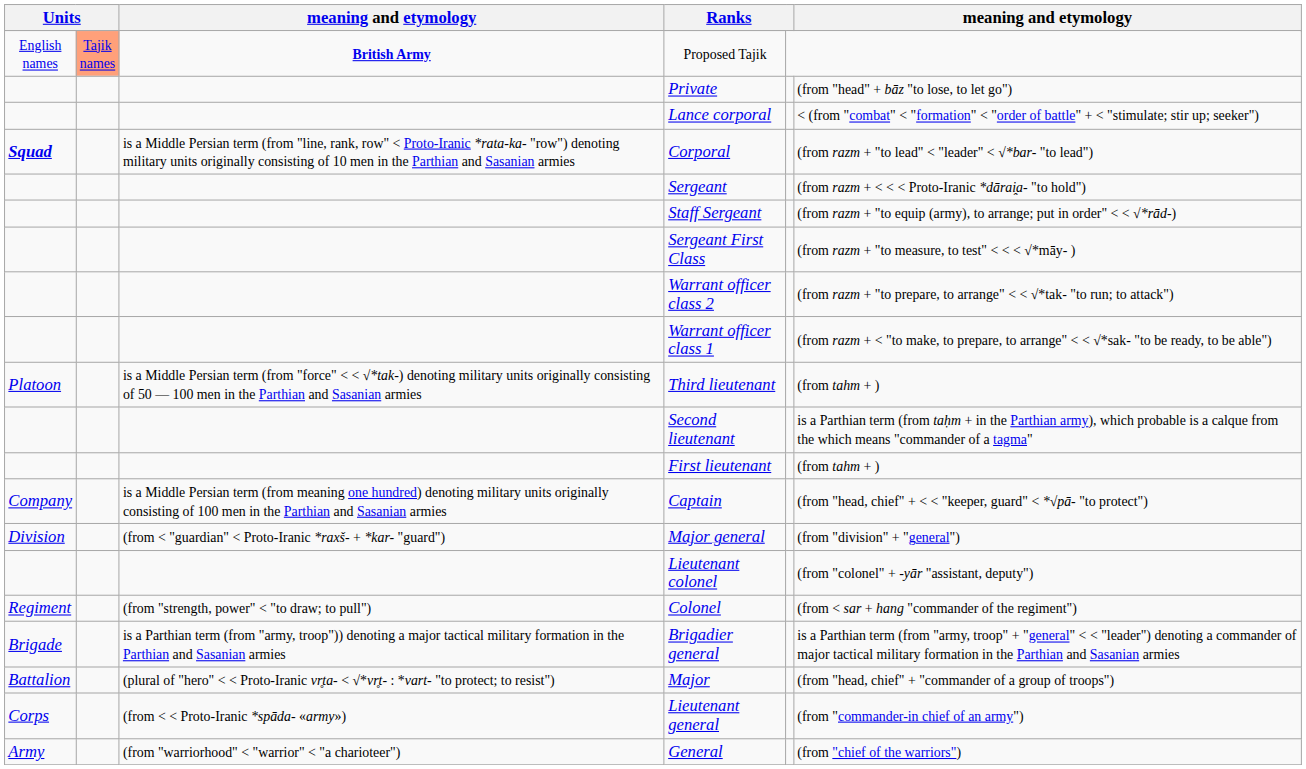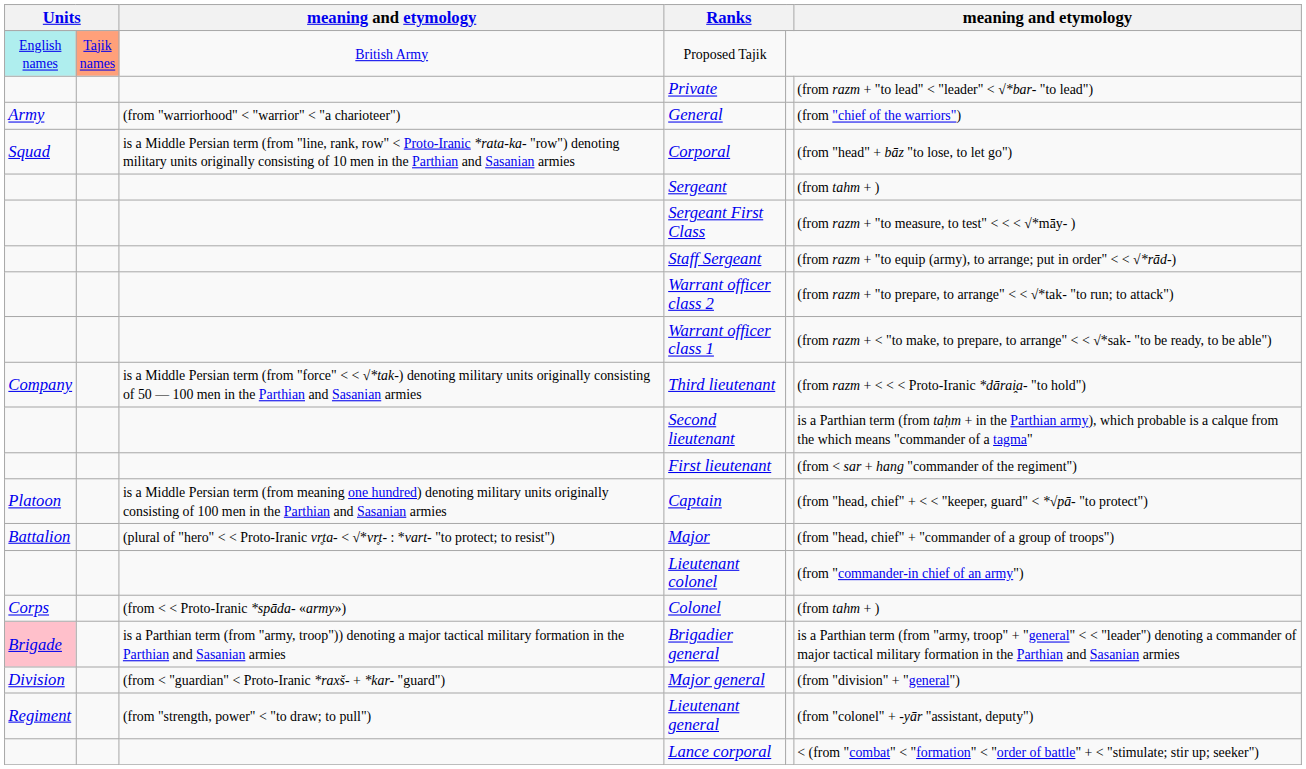(40, 54) no background -> (40, 54) paleturquoise background
(392, 53) bold -> (392, 54) normal
(905, 90) (from "head" + bāz "to lose, to let go") -> (945, 90) (from razm + "to lead" < "leader" < √*bar- "to lead")
rows swapped: (720, 115) <-> (695, 751)
(30, 151) bold -> (29, 151) normal
(945, 152) (from razm + "to lead" < "leader" < √*bar- "to lead") -> (905, 152) (from "head" + bāz "to lose, to let go")
(942, 188) (from razm + < < < Proto-Iranic *dārai̯a- "to hold") -> (838, 188) (from tahm + )
rows swapped: (715, 213) <-> (716, 249)
(35, 384) Platoon -> (40, 384) Company
(838, 385) (from tahm + ) -> (942, 385) (from razm + < < < Proto-Iranic *dārai̯a- "to hold")
(838, 466) (from tahm + ) -> (937, 466) (from < sar + hang "commander of the regiment")
(40, 501) Company -> (35, 501) Platoon
rows swapped: (689, 679) <-> (716, 536)
(915, 573) (from "colonel" + -yār "assistant, deputy") -> (910, 573) (from "commander-in chief of an army")
(40, 608) Regiment -> (29, 608) Corps
(247, 609) (from "strength, power" < "to draw; to pull") -> (234, 609) (from < < Proto-Iranic *spāda- «army»)
(937, 609) (from < sar + hang "commander of the regiment") -> (838, 609) (from tahm + )
(35, 644) no background -> (35, 644) pink background
(29, 715) Corps -> (40, 715) Regiment
(234, 716) (from < < Proto-Iranic *spāda- «army») -> (247, 716) (from "strength, power" < "to draw; to pull")
(910, 716) (from "commander-in chief of an army") -> (915, 716) (from "colonel" + -yār "assistant, deputy")
